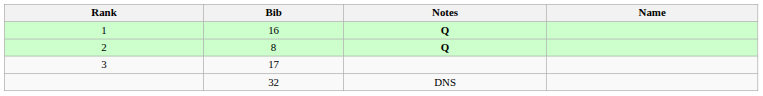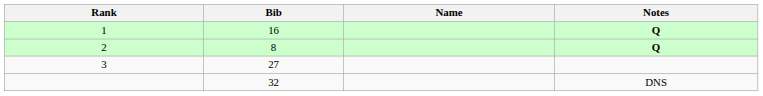columns swapped: (652, 13) <-> (445, 13)
(274, 64) 17 -> (274, 64) 27
